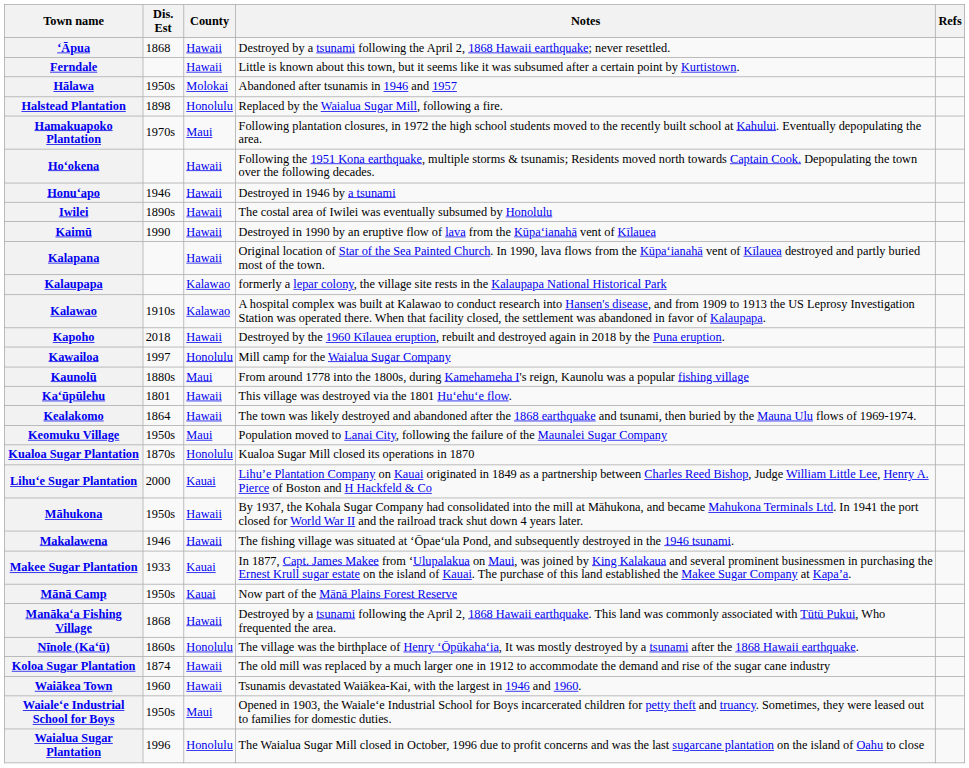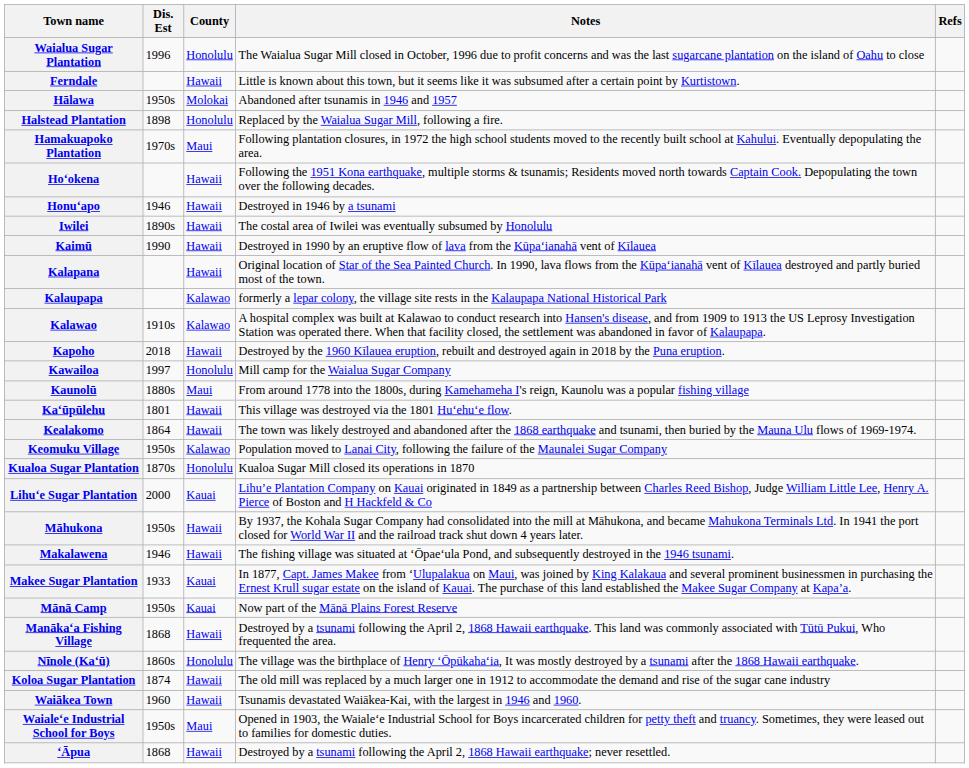rows swapped: (74, 47) <-> (74, 745)
(199, 435) Maui -> (208, 449) Kalawao
